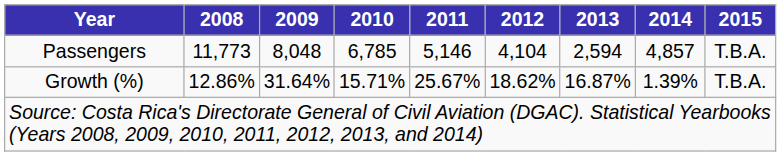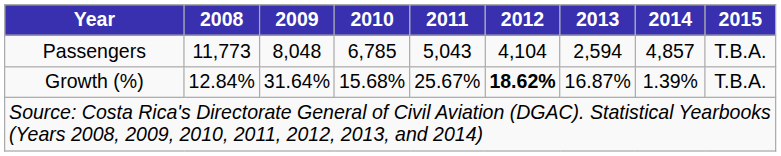(447, 50) 5,146 -> (447, 50) 5,043
(222, 81) 12.86% -> (222, 81) 12.84%
(372, 81) 15.71% -> (372, 81) 15.68%
(523, 81) normal -> (523, 81) bold
